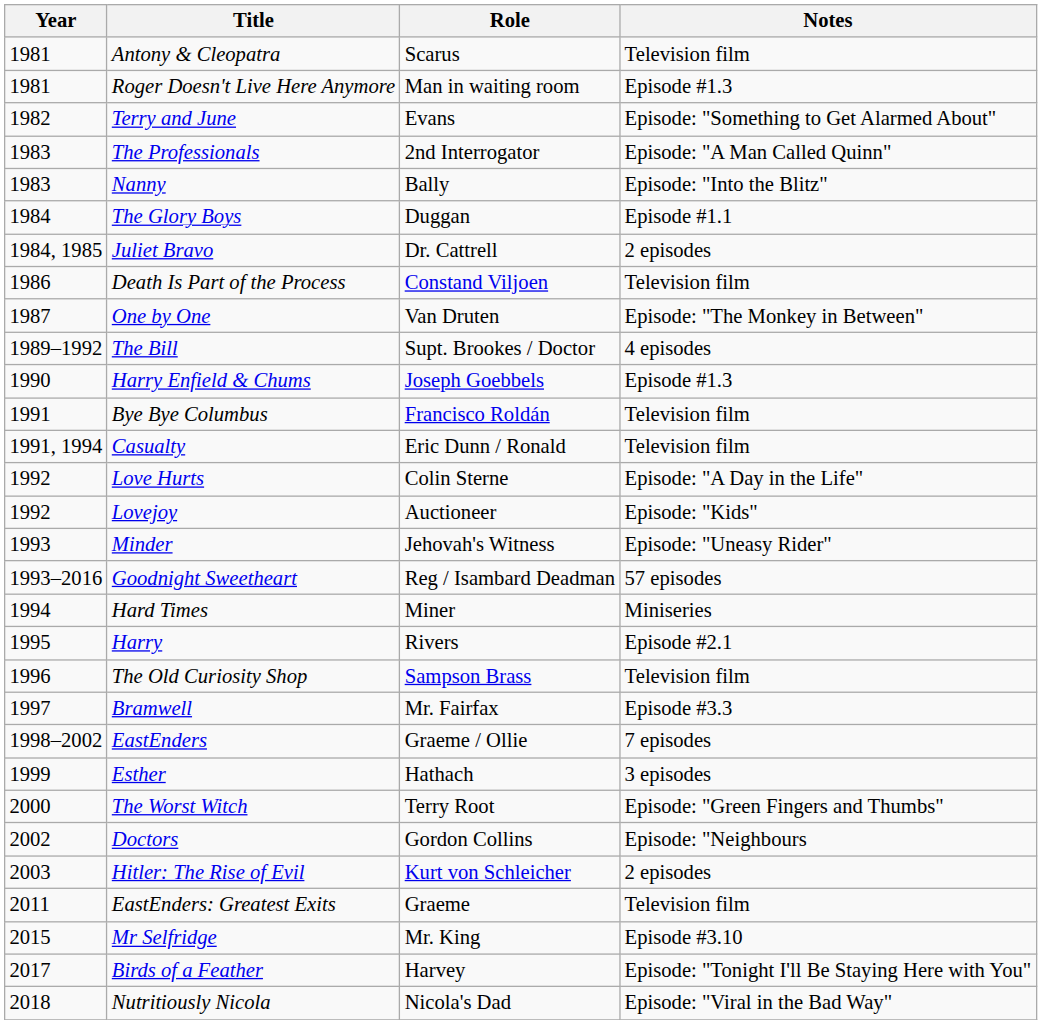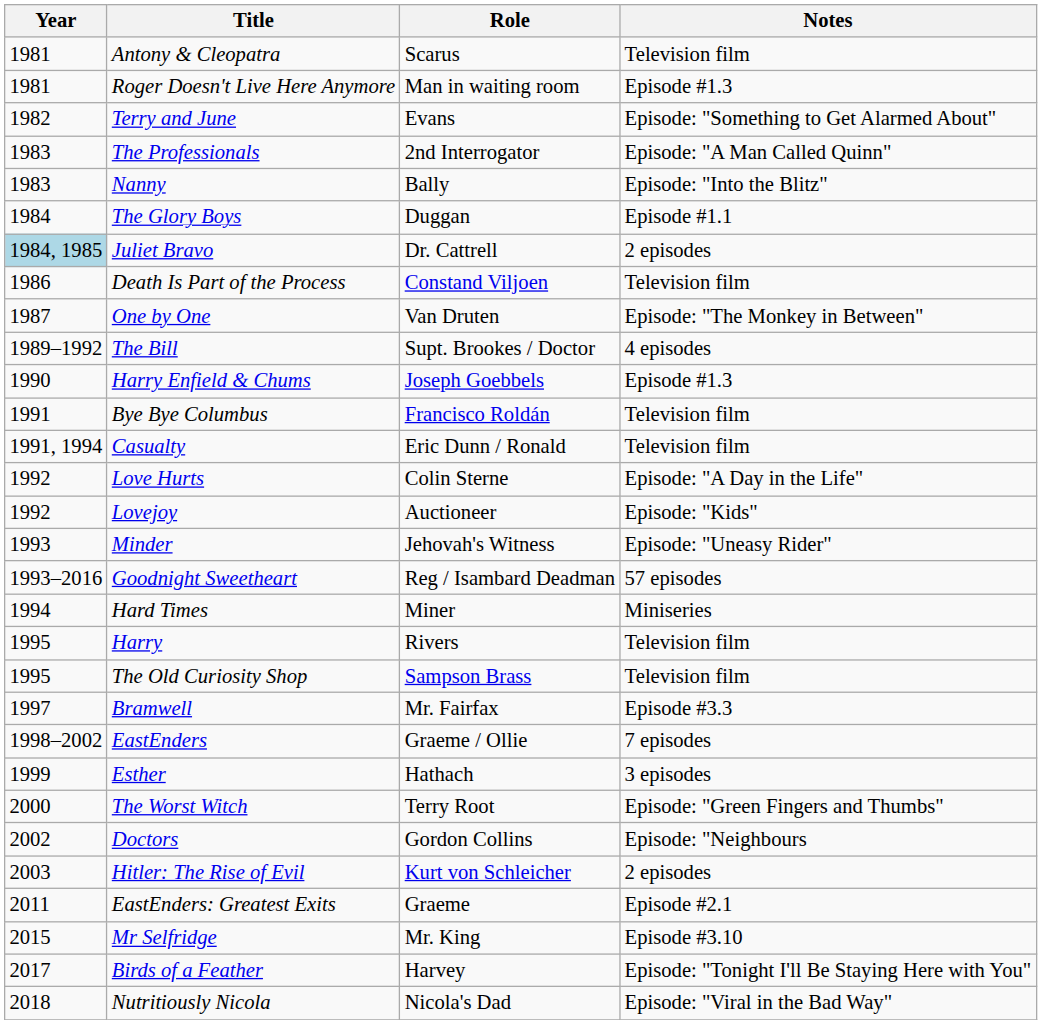(56, 250) no background -> (56, 250) lightblue background
(678, 642) Episode #2.1 -> (687, 642) Television film
(30, 675) 1996 -> (30, 675) 1995
(687, 904) Television film -> (678, 904) Episode #2.1
